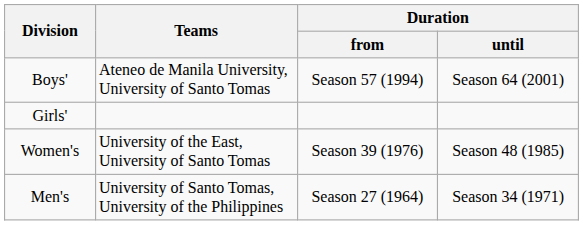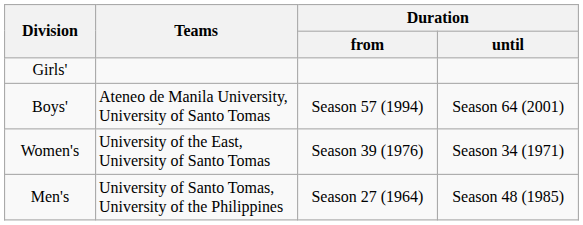rows swapped: (50, 116) <-> (50, 80)
(508, 151) Season 48 (1985) -> (508, 151) Season 34 (1971)
(508, 197) Season 34 (1971) -> (508, 197) Season 48 (1985)
